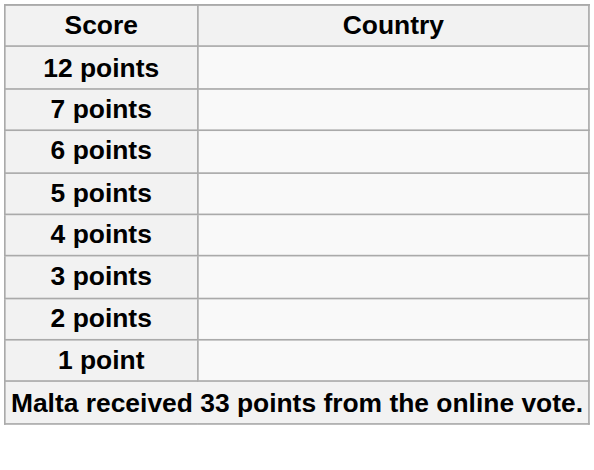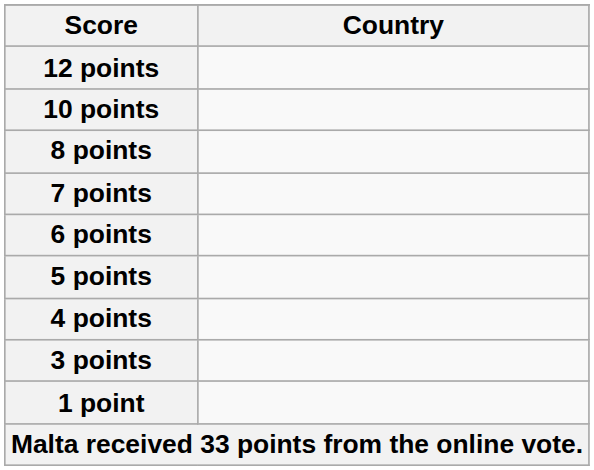+ row: (101, 109)
+ row: (101, 151)
- row: (101, 318)
